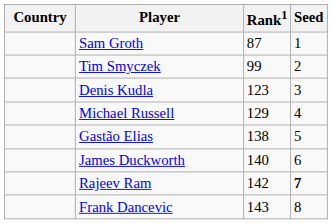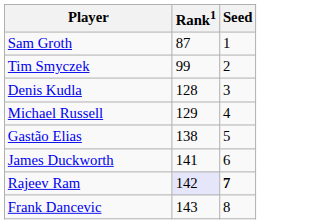- column: (40, 18)
(258, 90) 123 -> (187, 90) 128
(258, 160) 140 -> (187, 160) 141
(258, 183) no background -> (187, 183) lavender background
